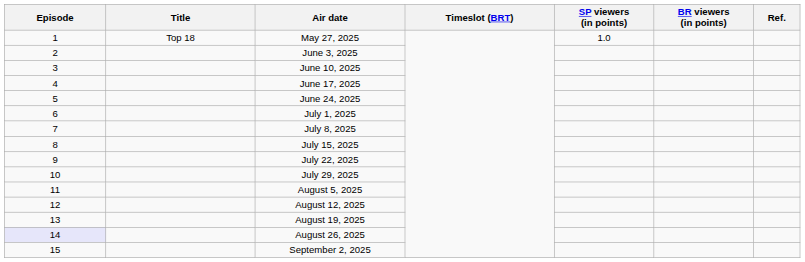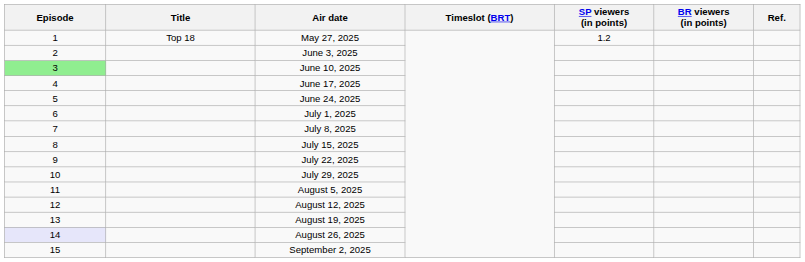(604, 38) 1.0 -> (604, 38) 1.2
(55, 68) no background -> (55, 68) lightgreen background
